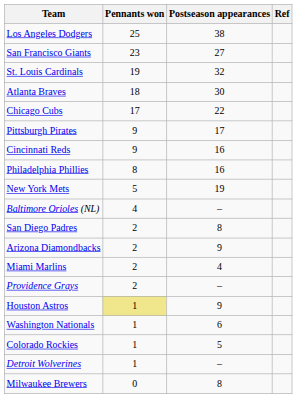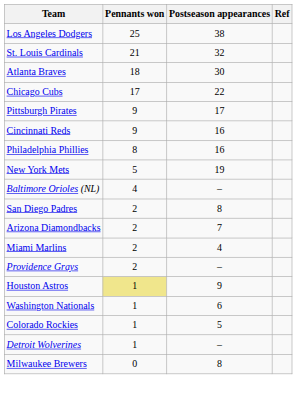- row: (49, 53)
(135, 72) 19 -> (135, 53) 21
(219, 247) 9 -> (219, 228) 7
